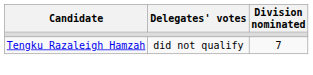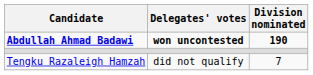+ row: (70, 40)
